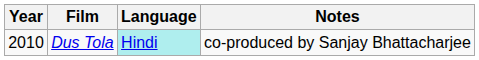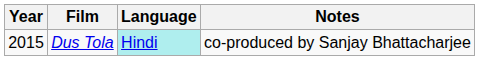(26, 42) 2010 -> (26, 42) 2015
